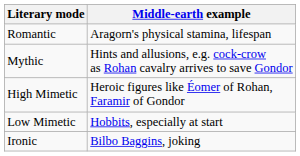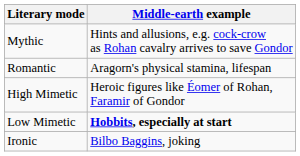rows swapped: (25, 61) <-> (32, 34)
(156, 121) normal -> (161, 121) bold
